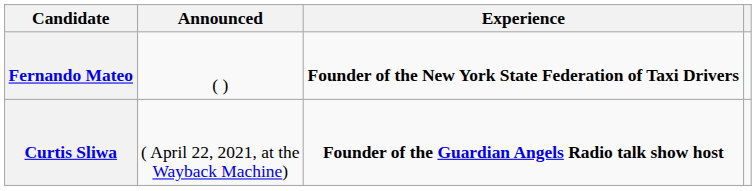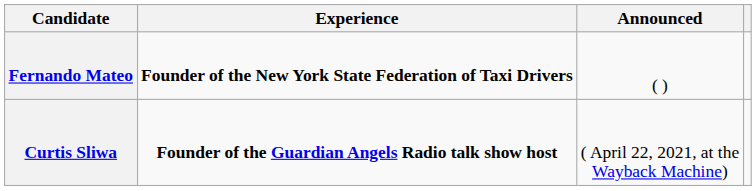columns swapped: (523, 18) <-> (220, 18)
